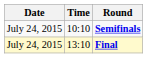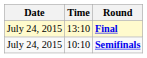rows swapped: (118, 28) <-> (106, 45)
